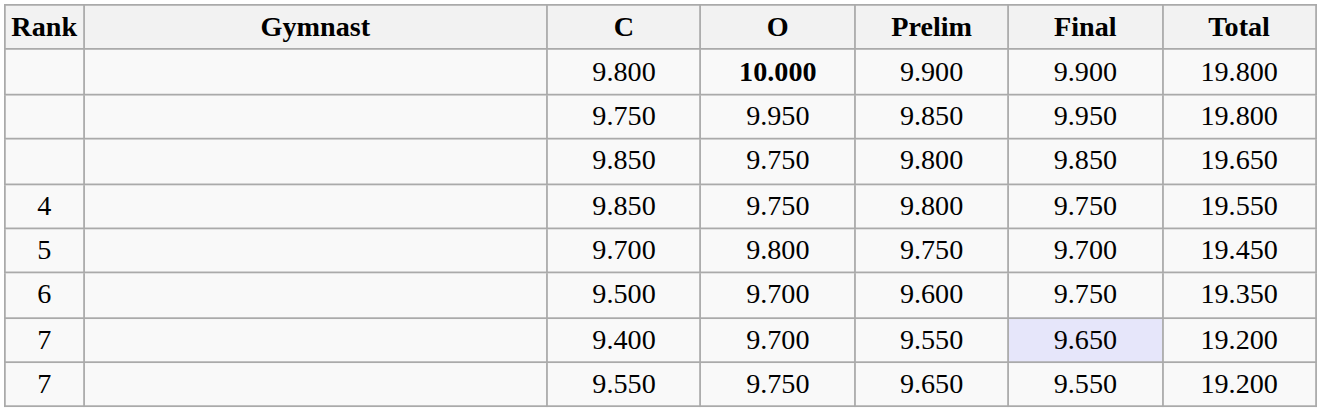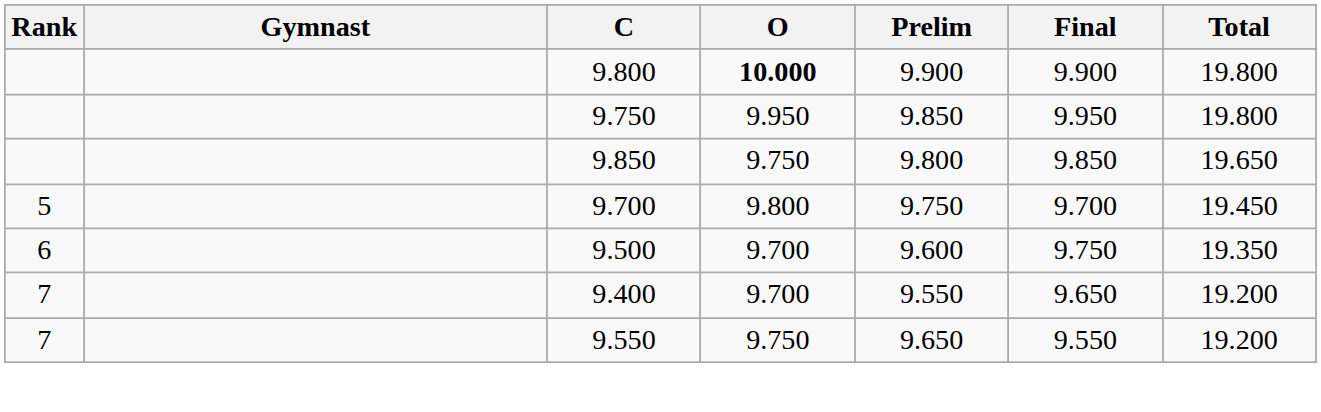- row: (44, 205)
(1085, 339) lavender background -> (1085, 294) no background
